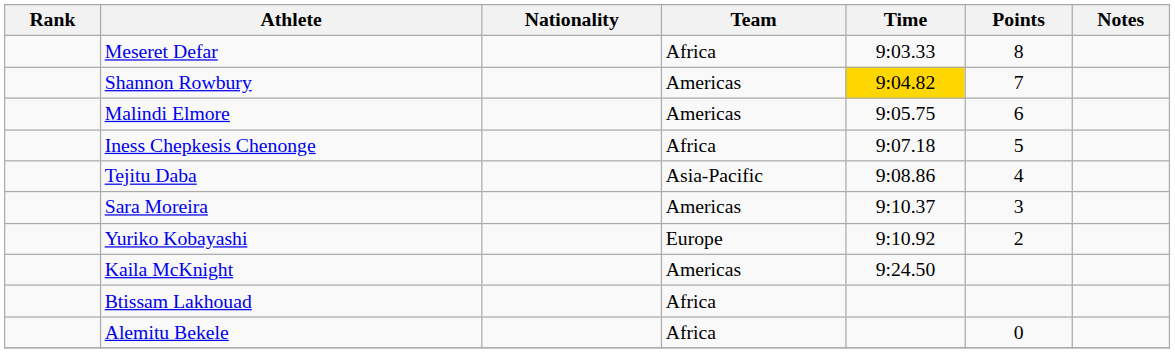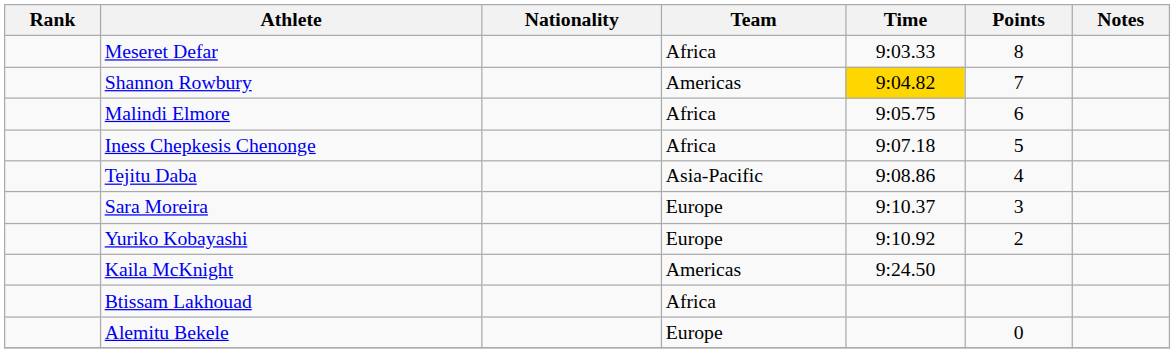(704, 113) Americas -> (691, 113) Africa
(704, 207) Americas -> (694, 207) Europe
(691, 332) Africa -> (694, 332) Europe
